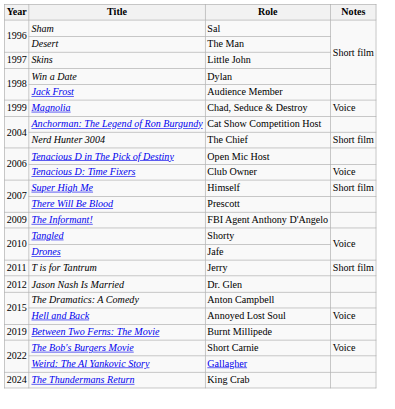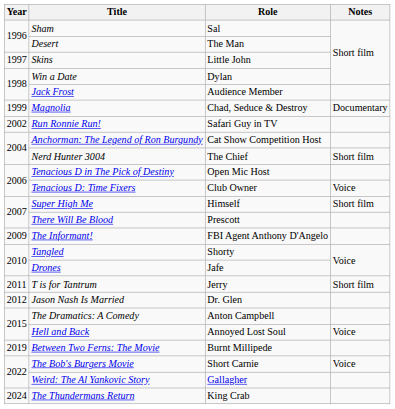(344, 108) Voice -> (360, 108) Documentary
+ row: (66, 124)
